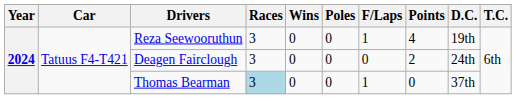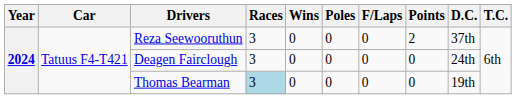(365, 38) 1 -> (365, 38) 0
(412, 38) 4 -> (412, 38) 2
(463, 38) 19th -> (463, 38) 37th
(412, 60) 2 -> (412, 60) 0
(365, 83) 1 -> (365, 83) 0
(463, 83) 37th -> (463, 83) 19th
